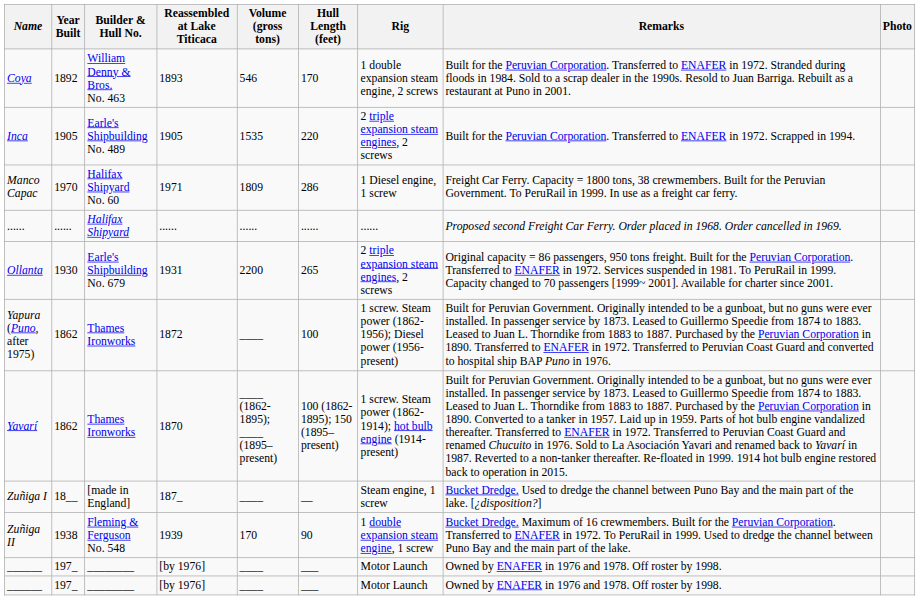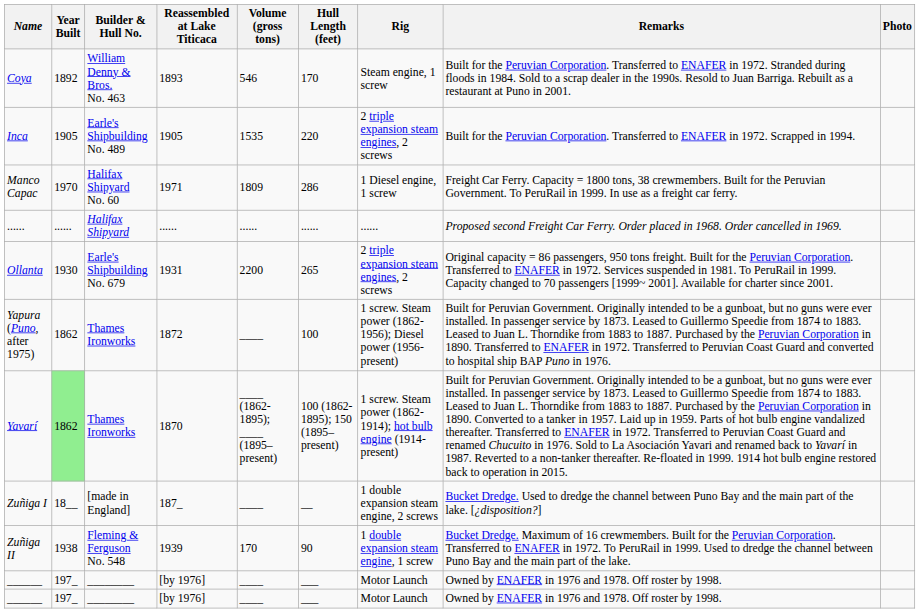(399, 78) 1 double expansion steam engine, 2 screws -> (398, 78) Steam engine, 1 screw
(66, 425) no background -> (66, 425) lightgreen background
(398, 497) Steam engine, 1 screw -> (399, 503) 1 double expansion steam engine, 2 screws
